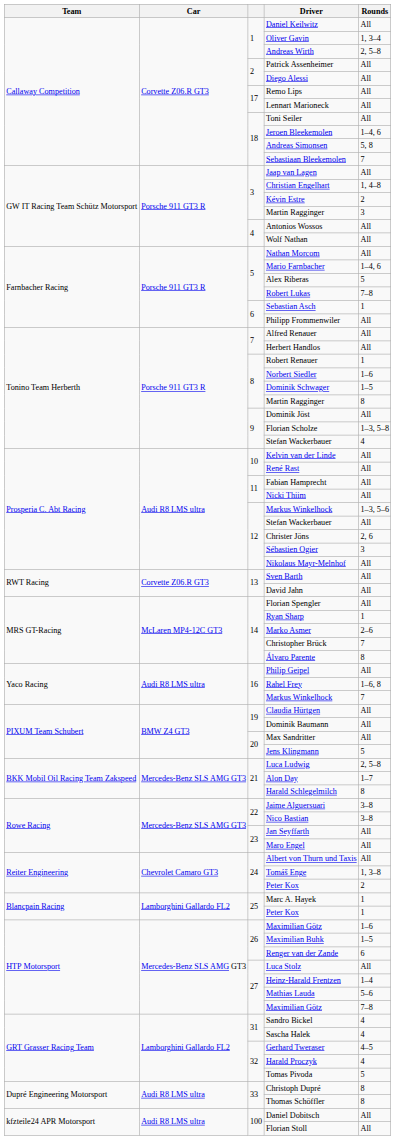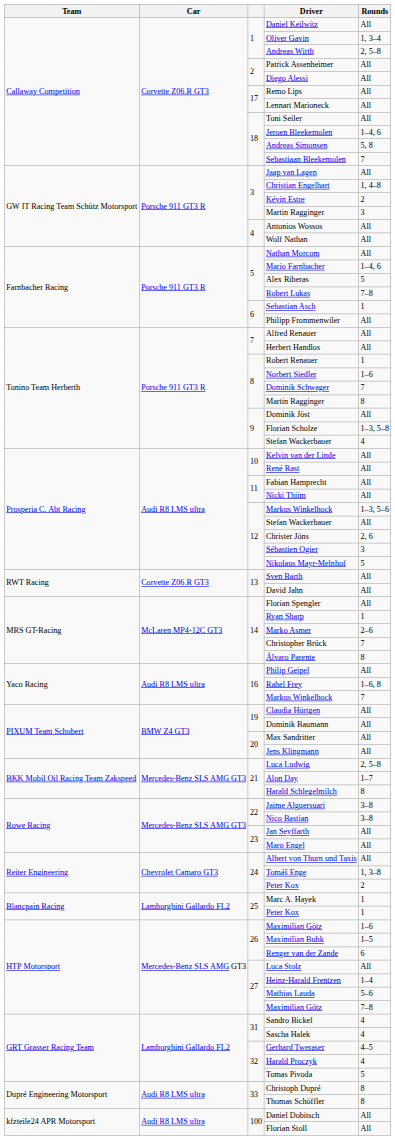(367, 387) 1–5 -> (363, 387) 7
(366, 562) All -> (363, 562) 5
(363, 751) 5 -> (366, 751) All
